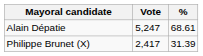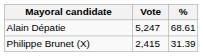(148, 43) 2,417 -> (148, 43) 2,415
